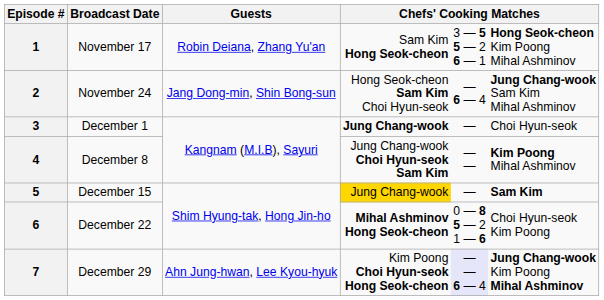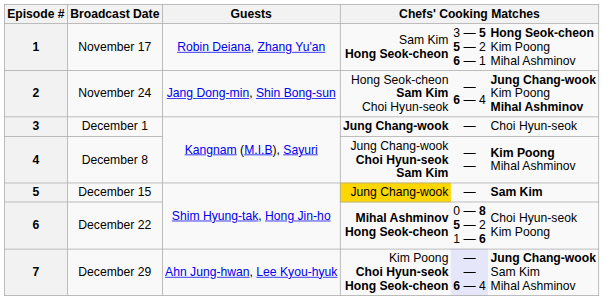(543, 93) Jung Chang-wook Sam Kim Mihal Ashminov -> (543, 93) Jung Chang-wook Kim Poong Mihal Ashminov
(543, 272) Jung Chang-wook Kim Poong Mihal Ashminov -> (543, 272) Jung Chang-wook Sam Kim Mihal Ashminov
